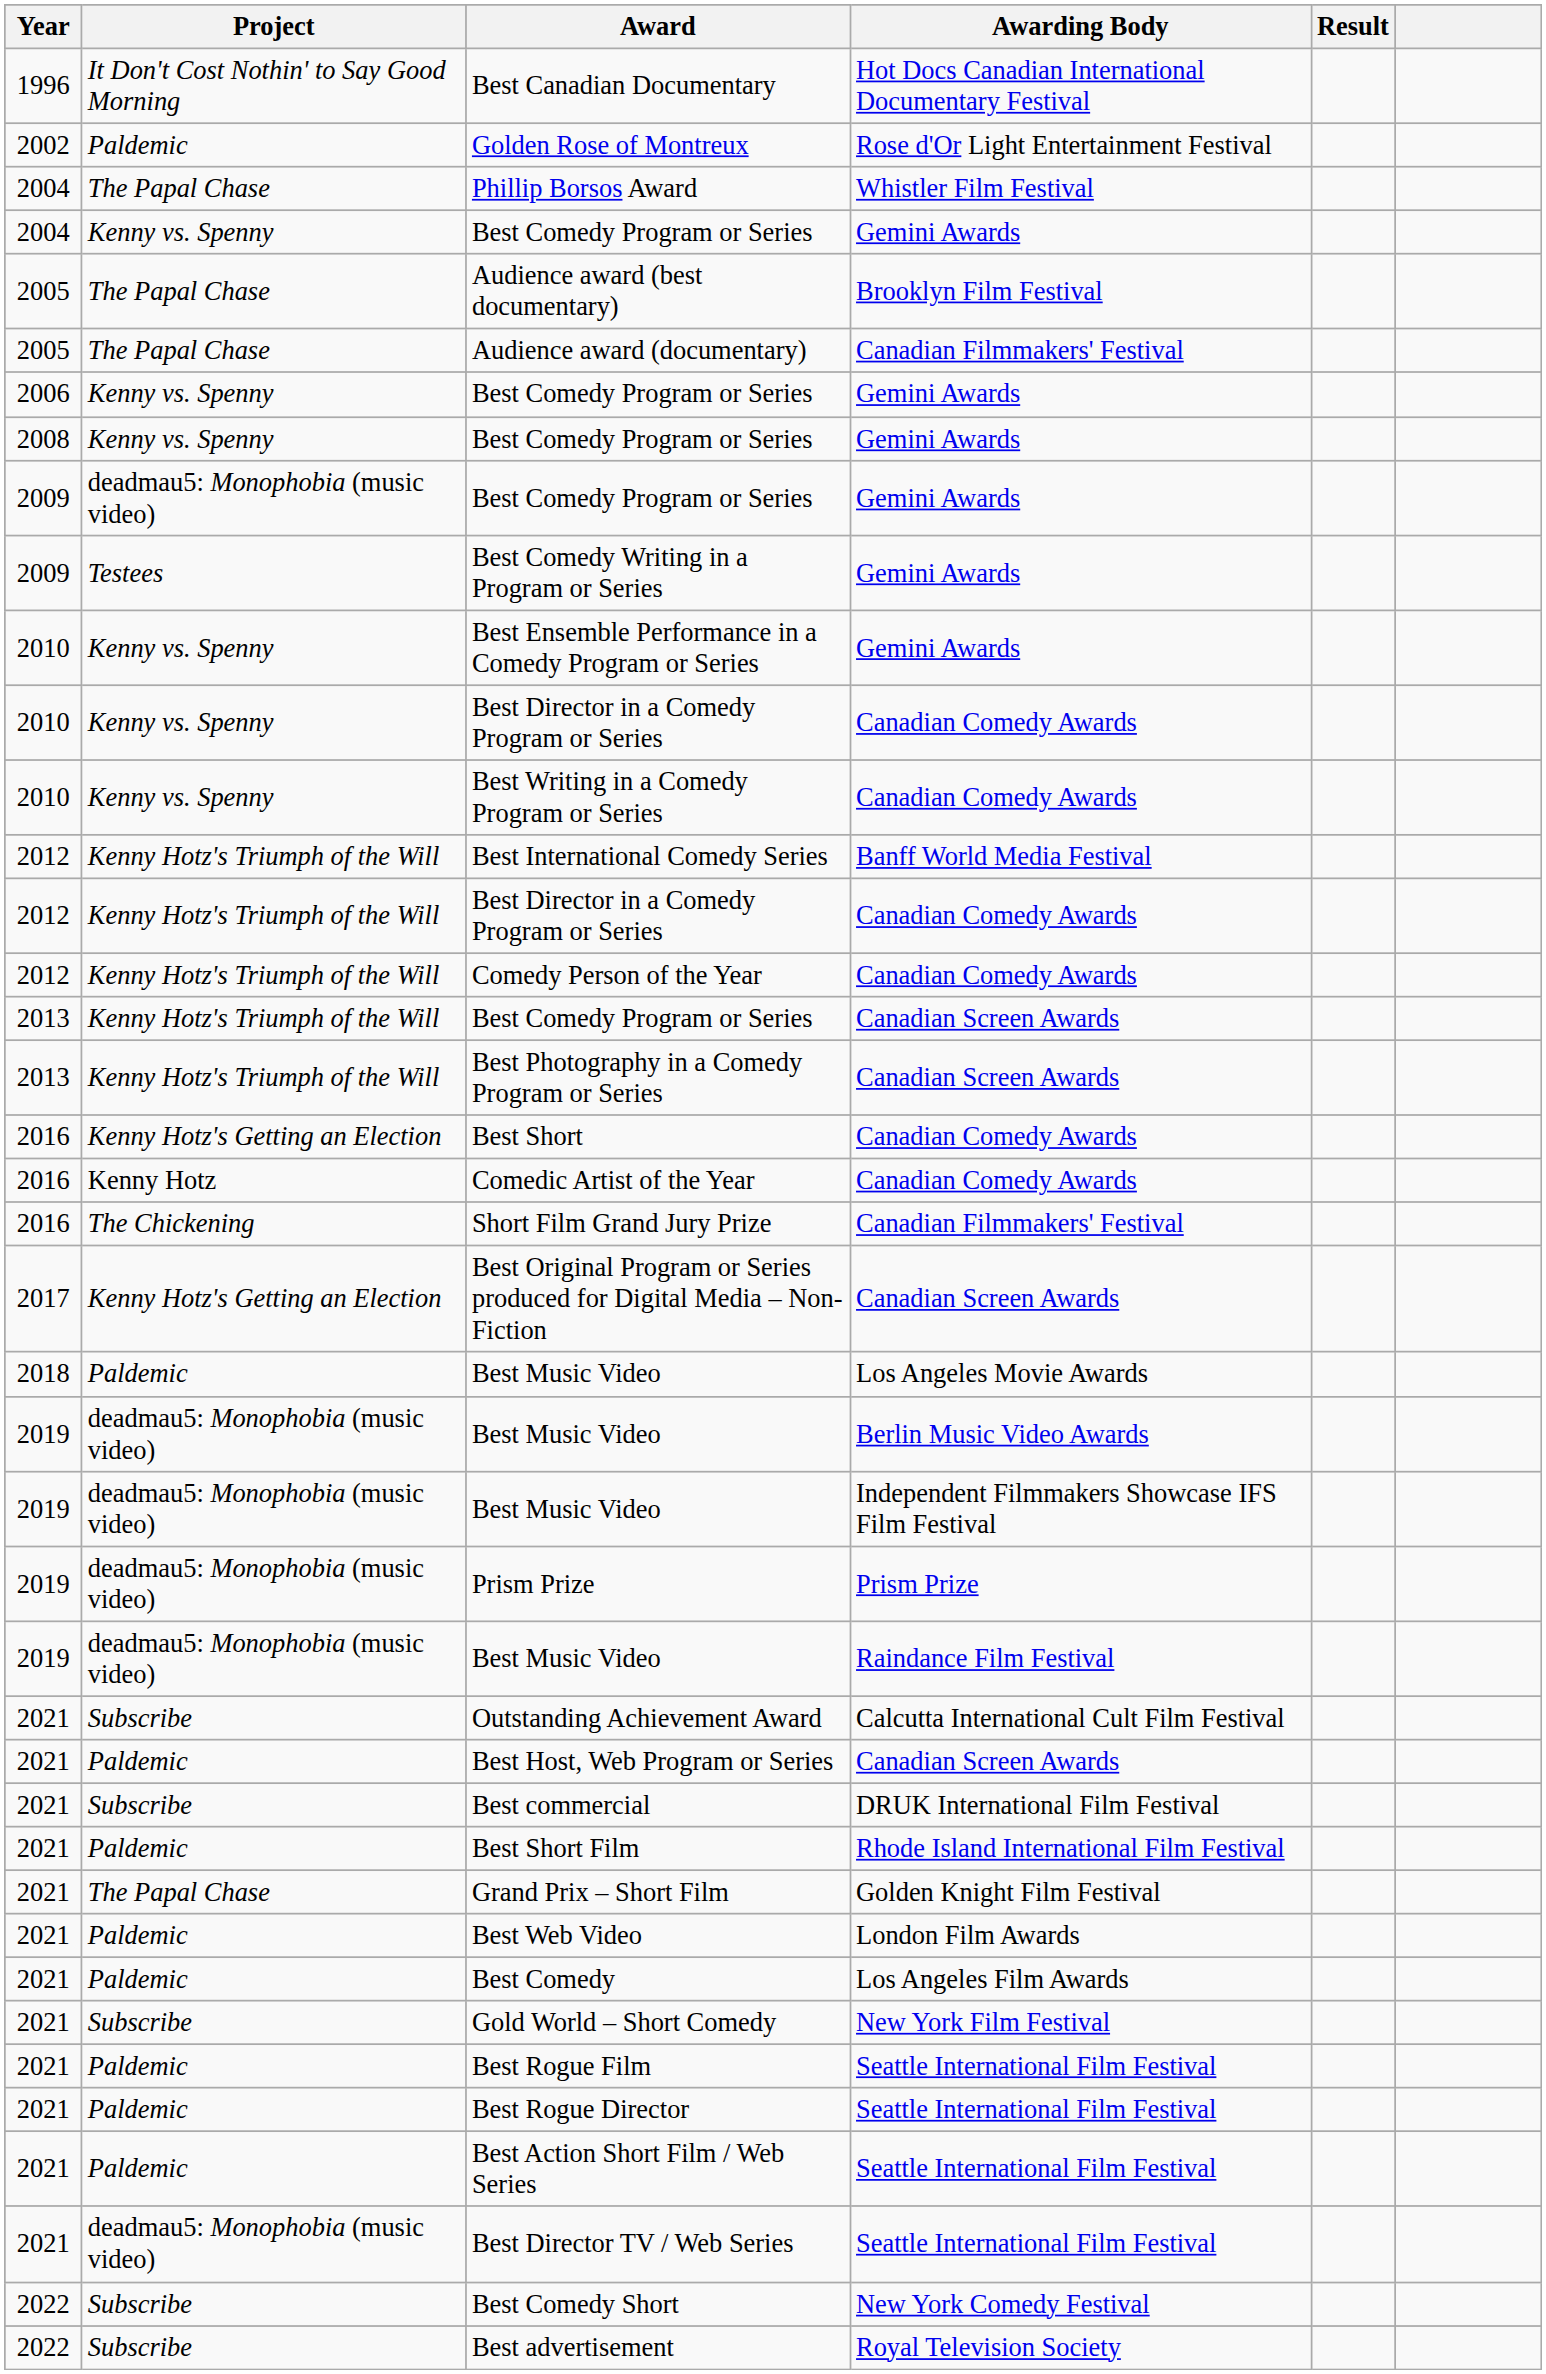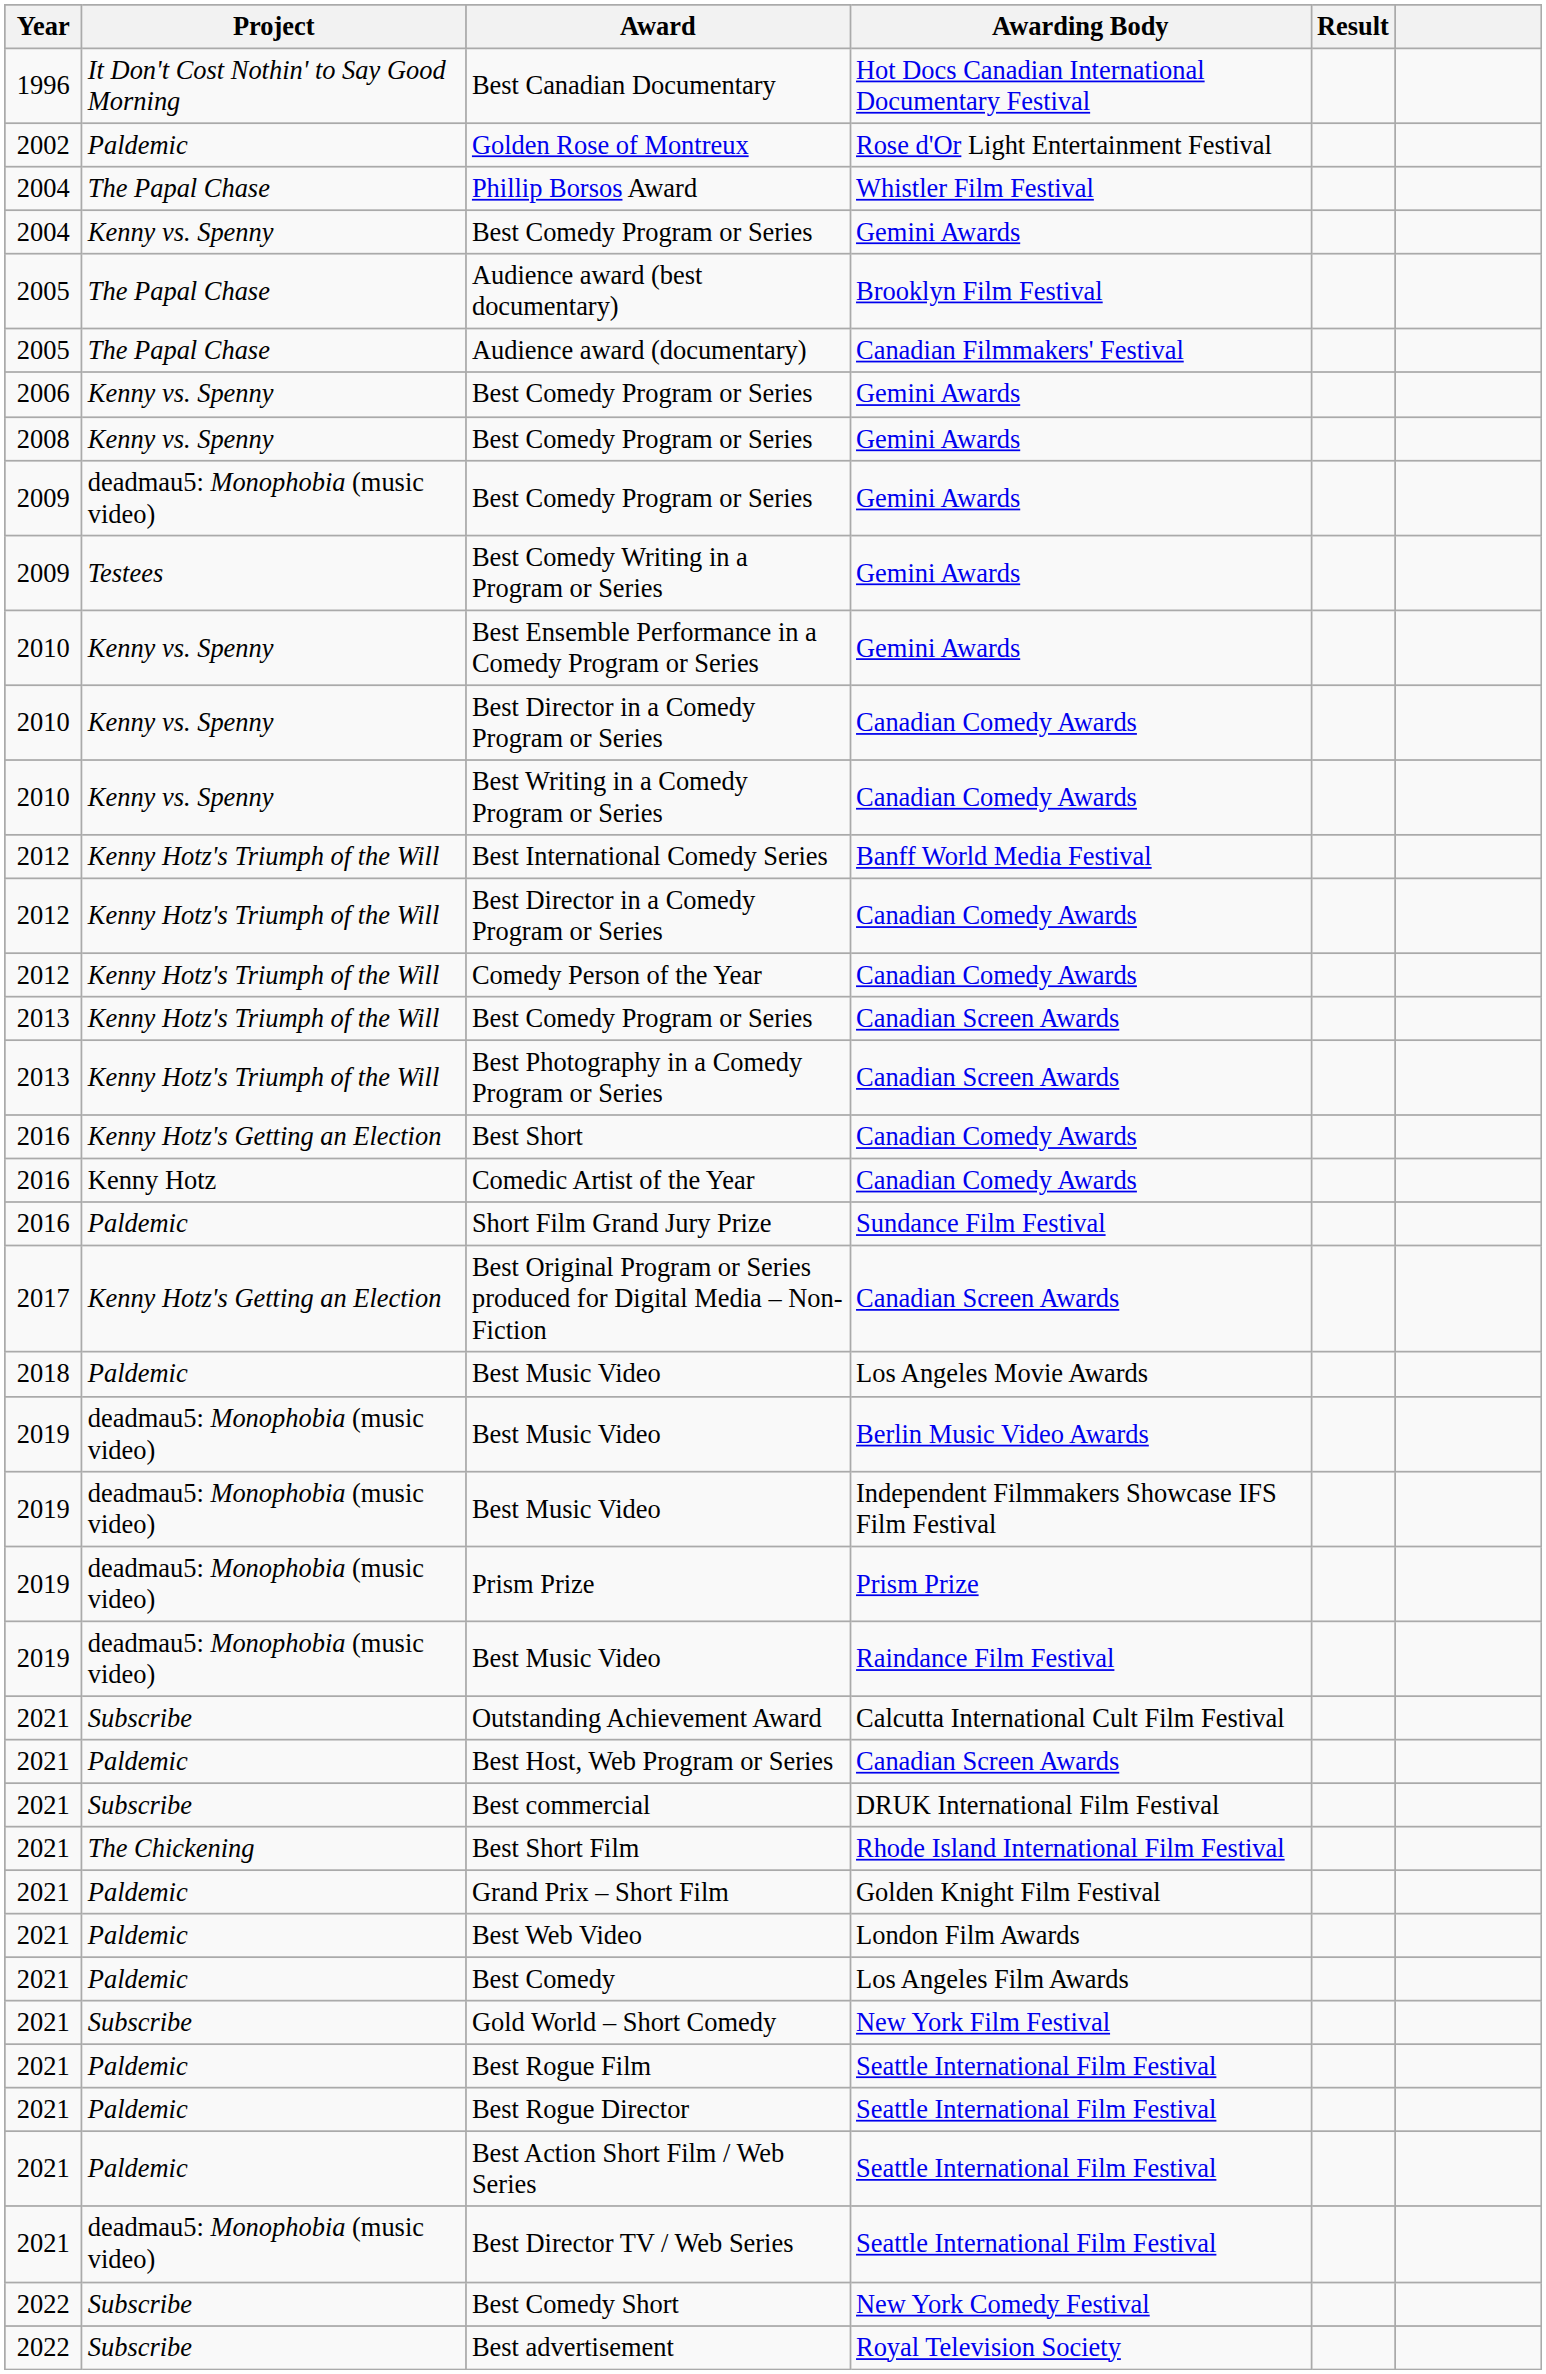(171, 1224) The Chickening -> (138, 1224) Paldemic
(1020, 1224) Canadian Filmmakers' Festival -> (981, 1224) Sundance Film Festival
(138, 1848) Paldemic -> (171, 1848) The Chickening
(179, 1891) The Papal Chase -> (138, 1891) Paldemic
